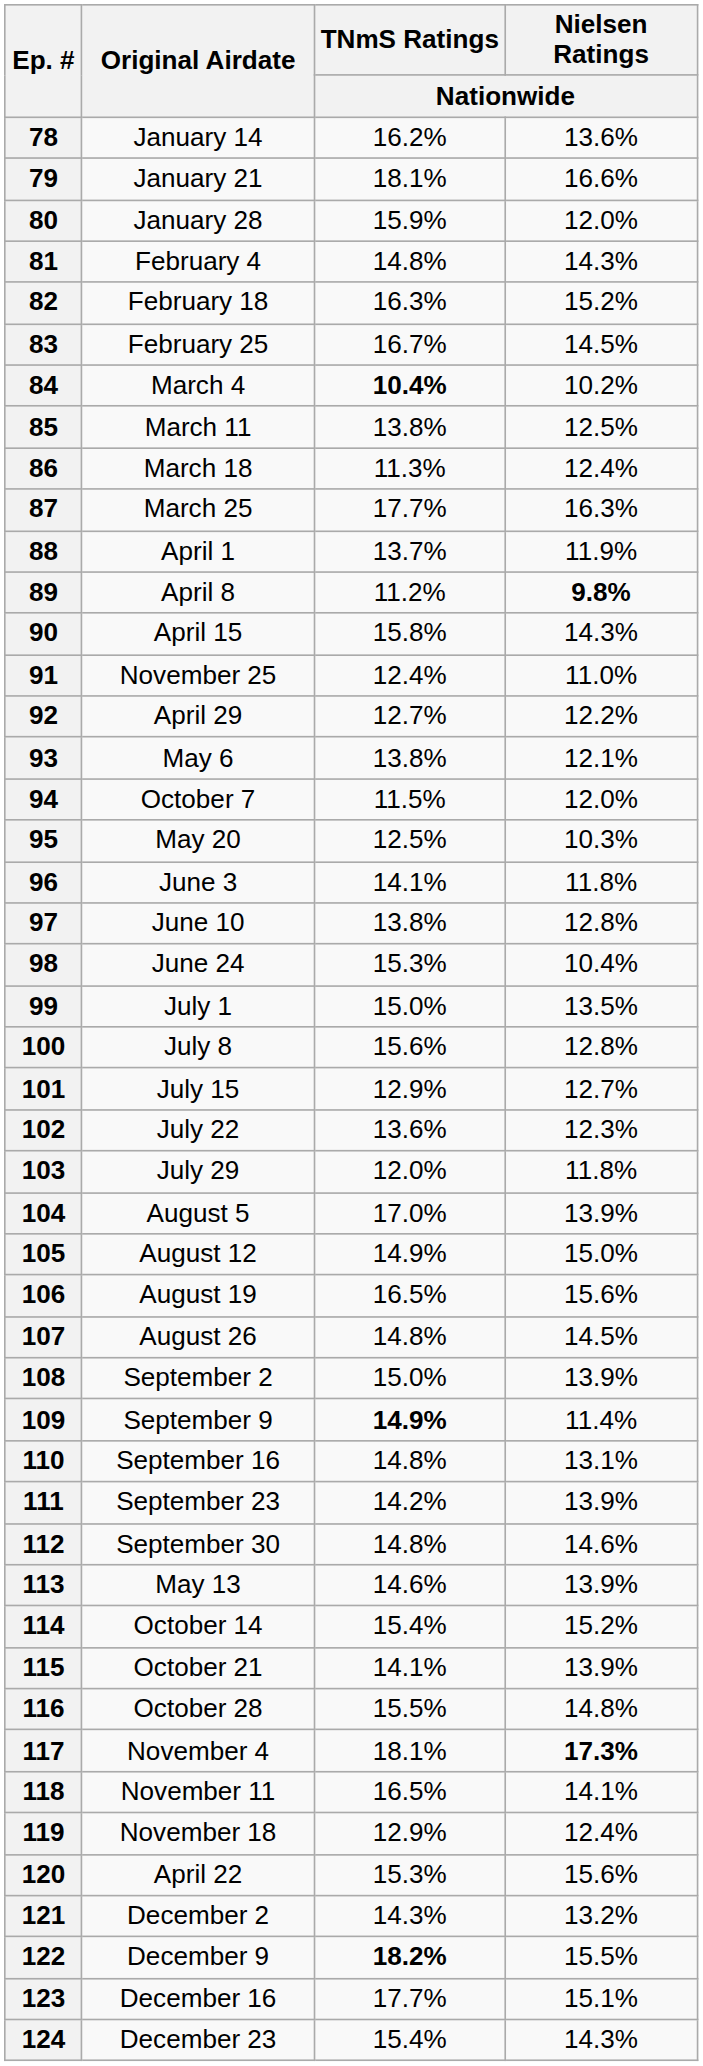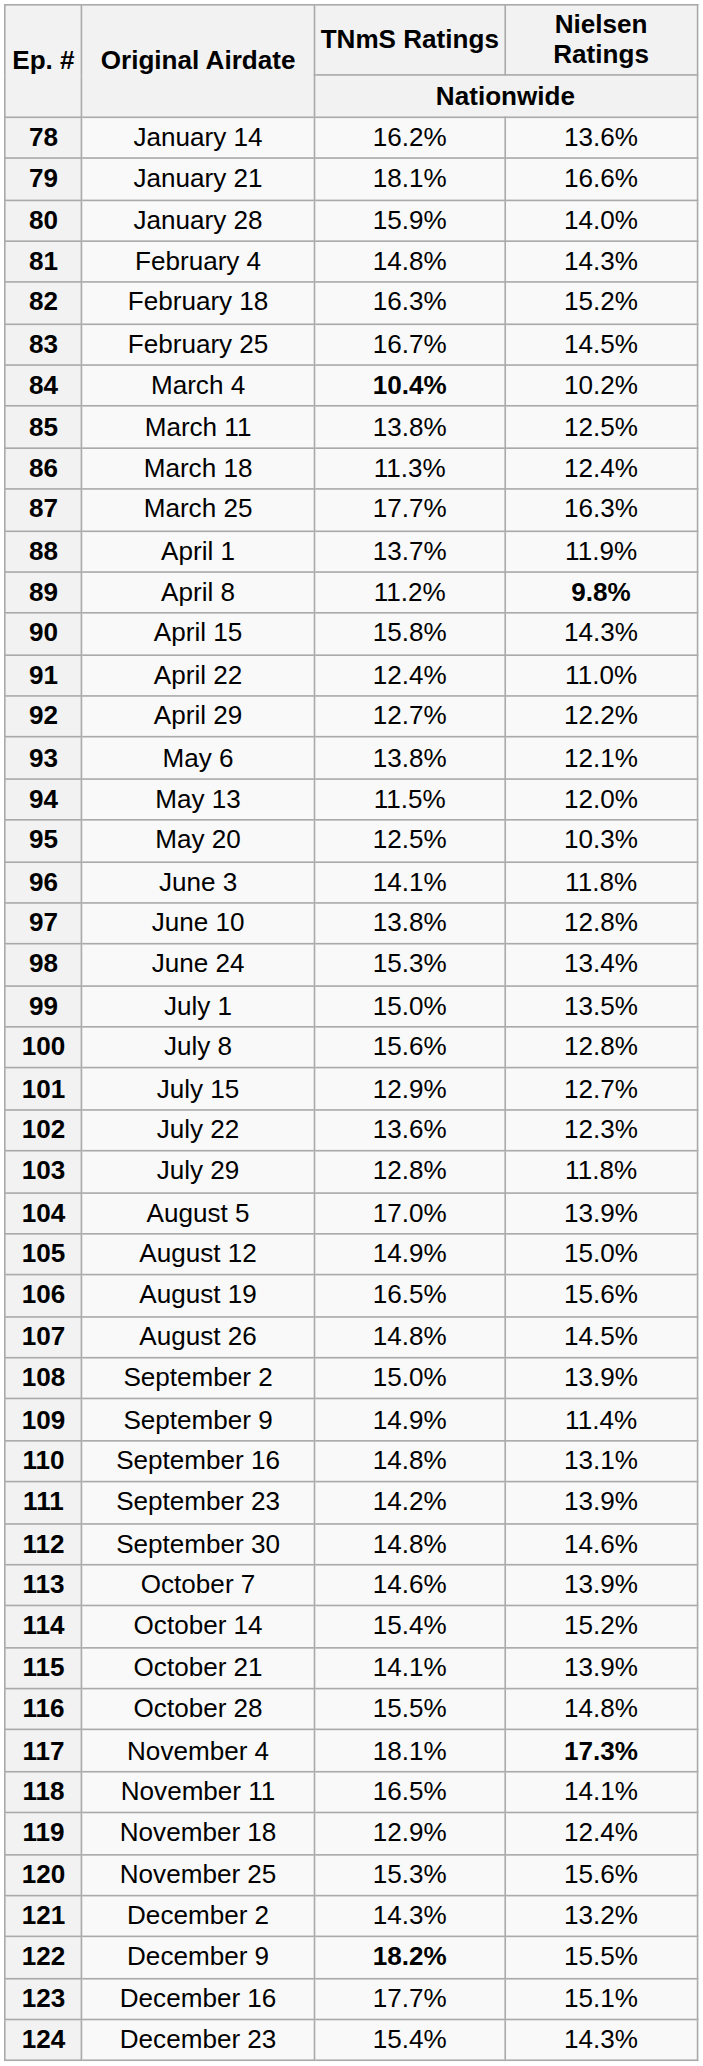(601, 219) 12.0% -> (601, 219) 14.0%
(198, 674) November 25 -> (198, 674) April 22
(198, 799) October 7 -> (198, 799) May 13
(601, 964) 10.4% -> (601, 964) 13.4%
(410, 1171) 12.0% -> (410, 1171) 12.8%
(410, 1419) bold -> (410, 1419) normal
(198, 1584) May 13 -> (198, 1584) October 7
(198, 1874) April 22 -> (198, 1874) November 25
